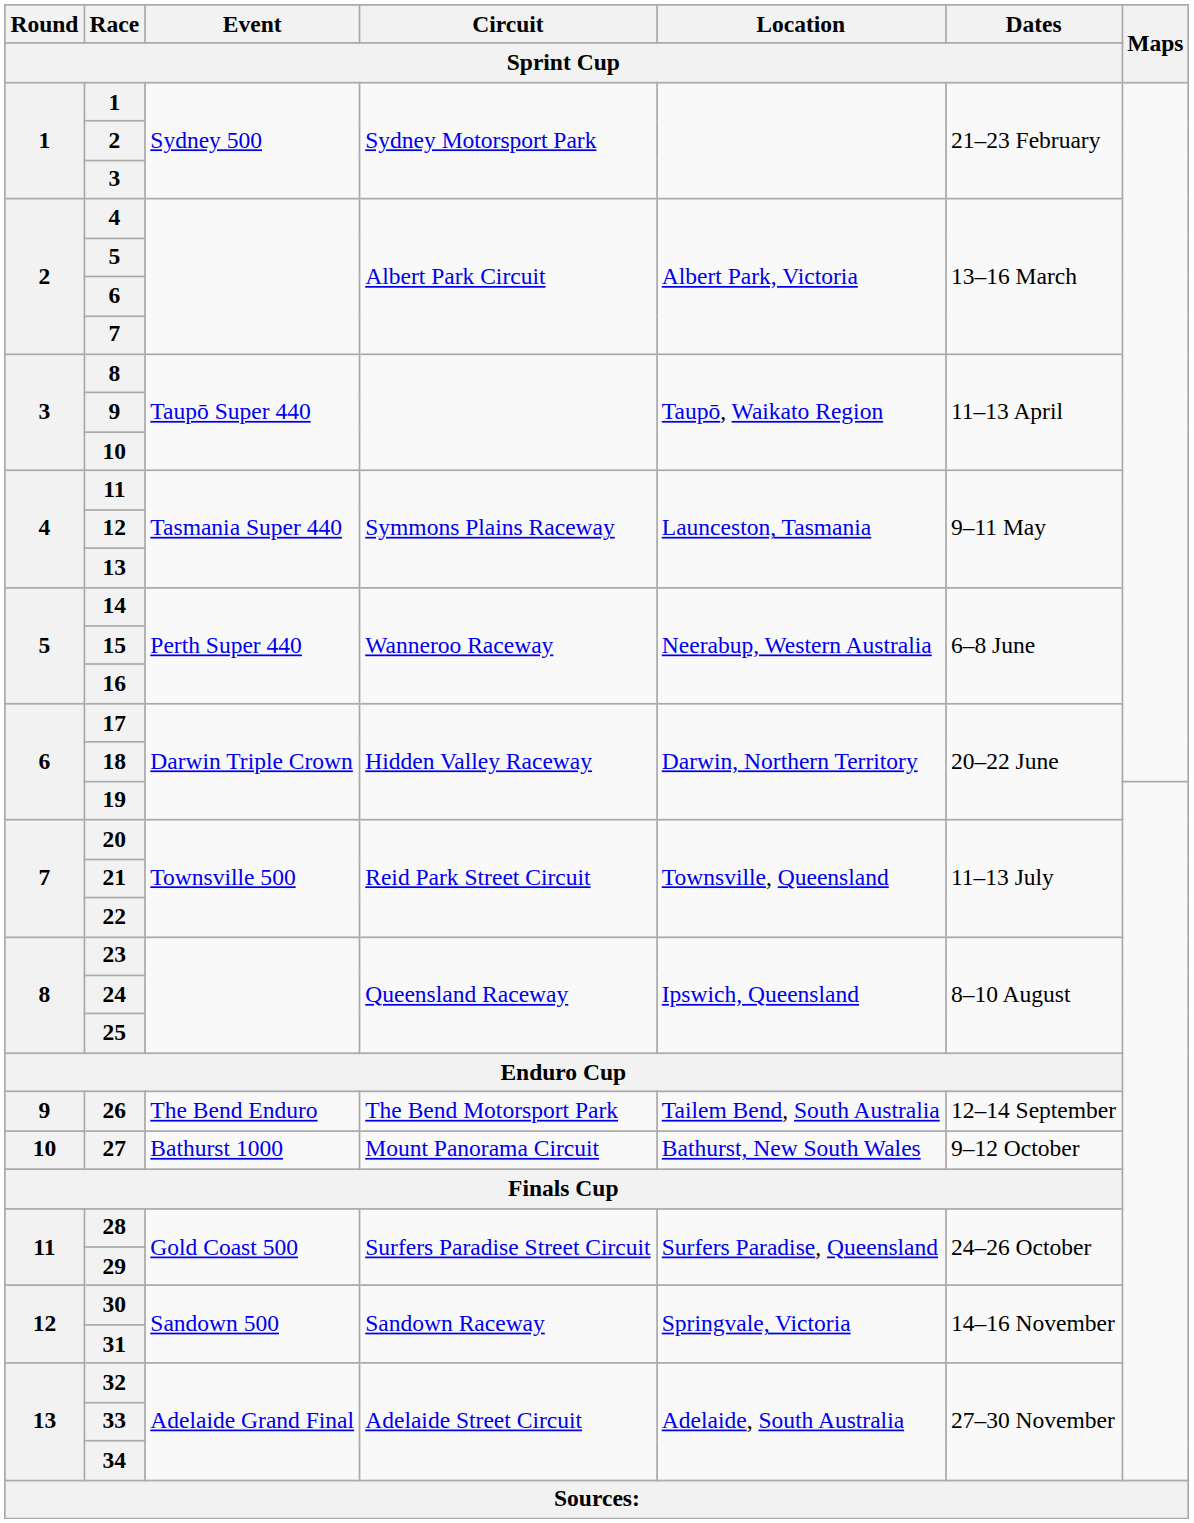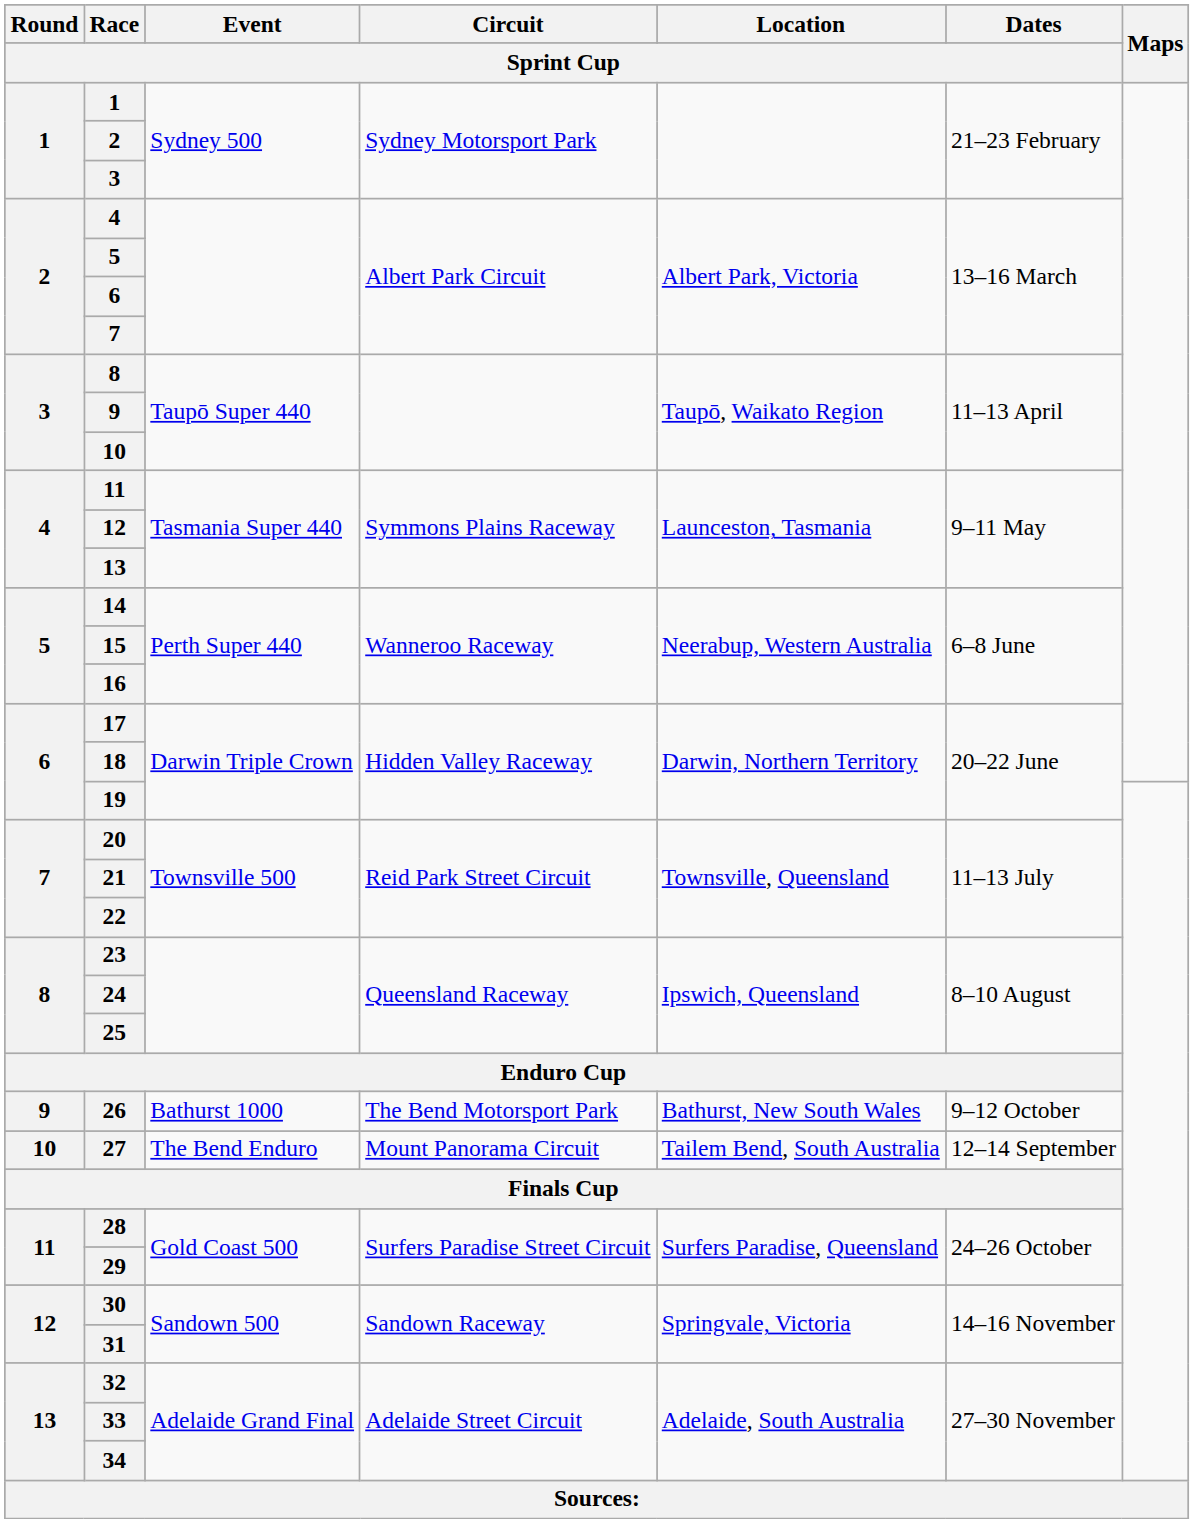(234, 1110) The Bend Enduro -> (217, 1110) Bathurst 1000
(801, 1110) Tailem Bend, South Australia -> (791, 1110) Bathurst, New South Wales
(1033, 1110) 12–14 September -> (1015, 1110) 9–12 October
(217, 1149) Bathurst 1000 -> (234, 1149) The Bend Enduro
(791, 1149) Bathurst, New South Wales -> (801, 1149) Tailem Bend, South Australia
(1015, 1149) 9–12 October -> (1033, 1149) 12–14 September
